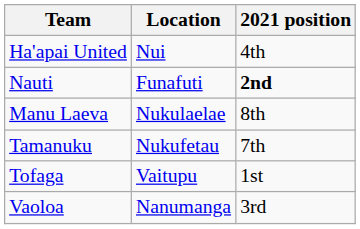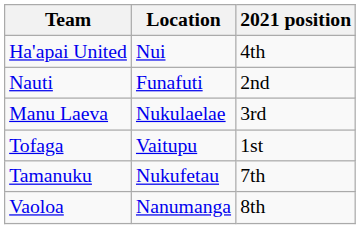(256, 82) bold -> (255, 82) normal
(253, 113) 8th -> (253, 113) 3rd
rows swapped: (51, 144) <-> (36, 176)
(253, 207) 3rd -> (253, 207) 8th
